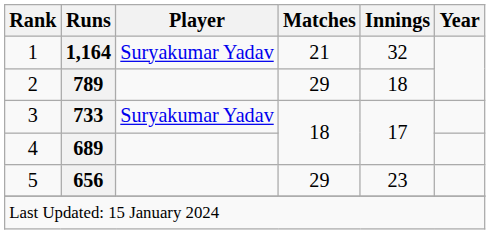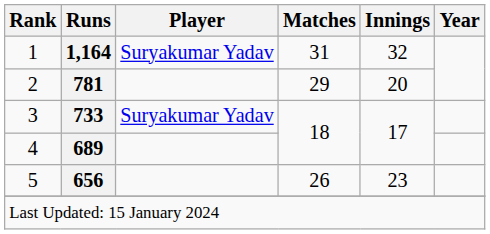(319, 52) 21 -> (319, 52) 31
(88, 84) 789 -> (88, 84) 781
(398, 84) 18 -> (398, 84) 20
(319, 180) 29 -> (319, 180) 26
